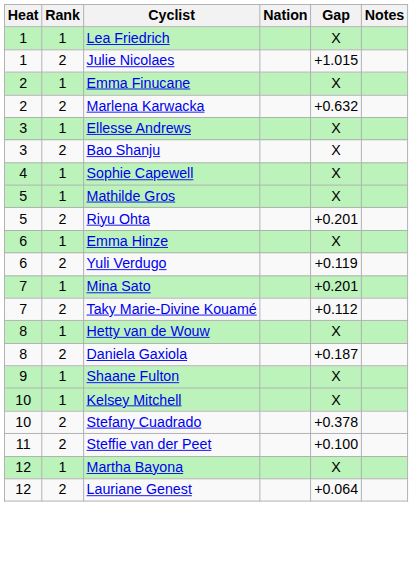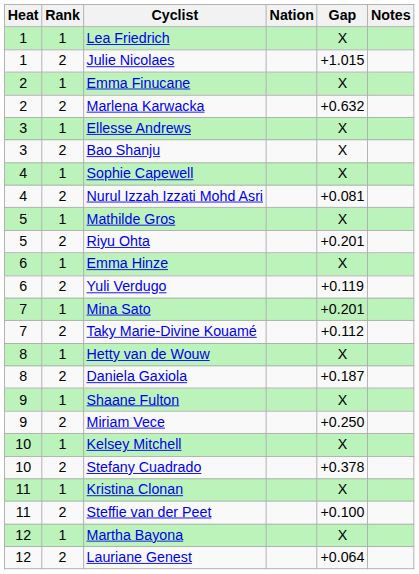+ row: (175, 196)
+ row: (126, 422)
+ row: (135, 490)
